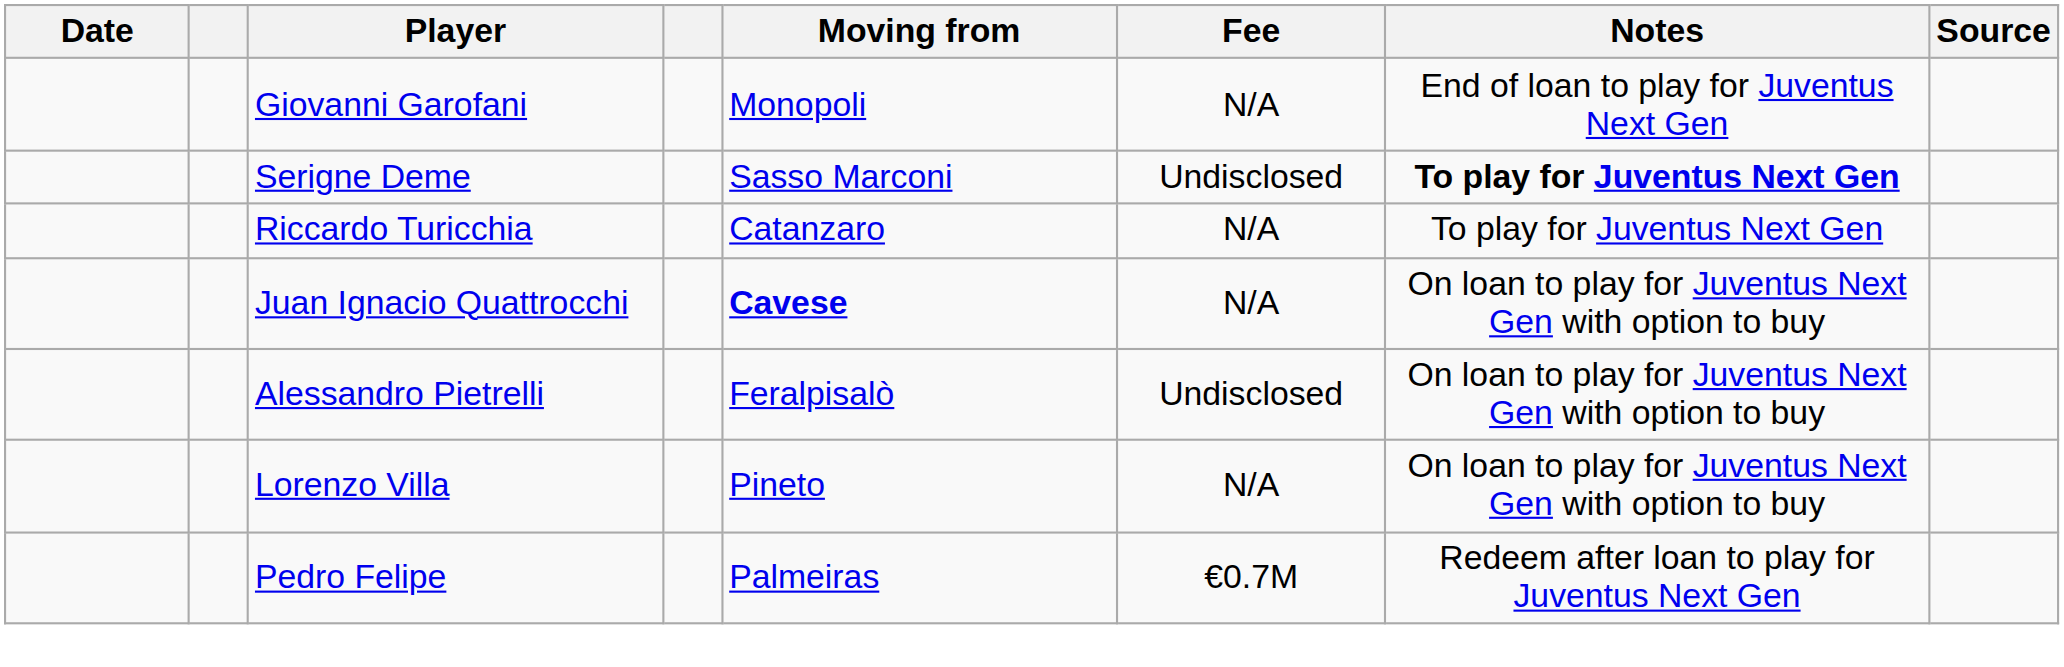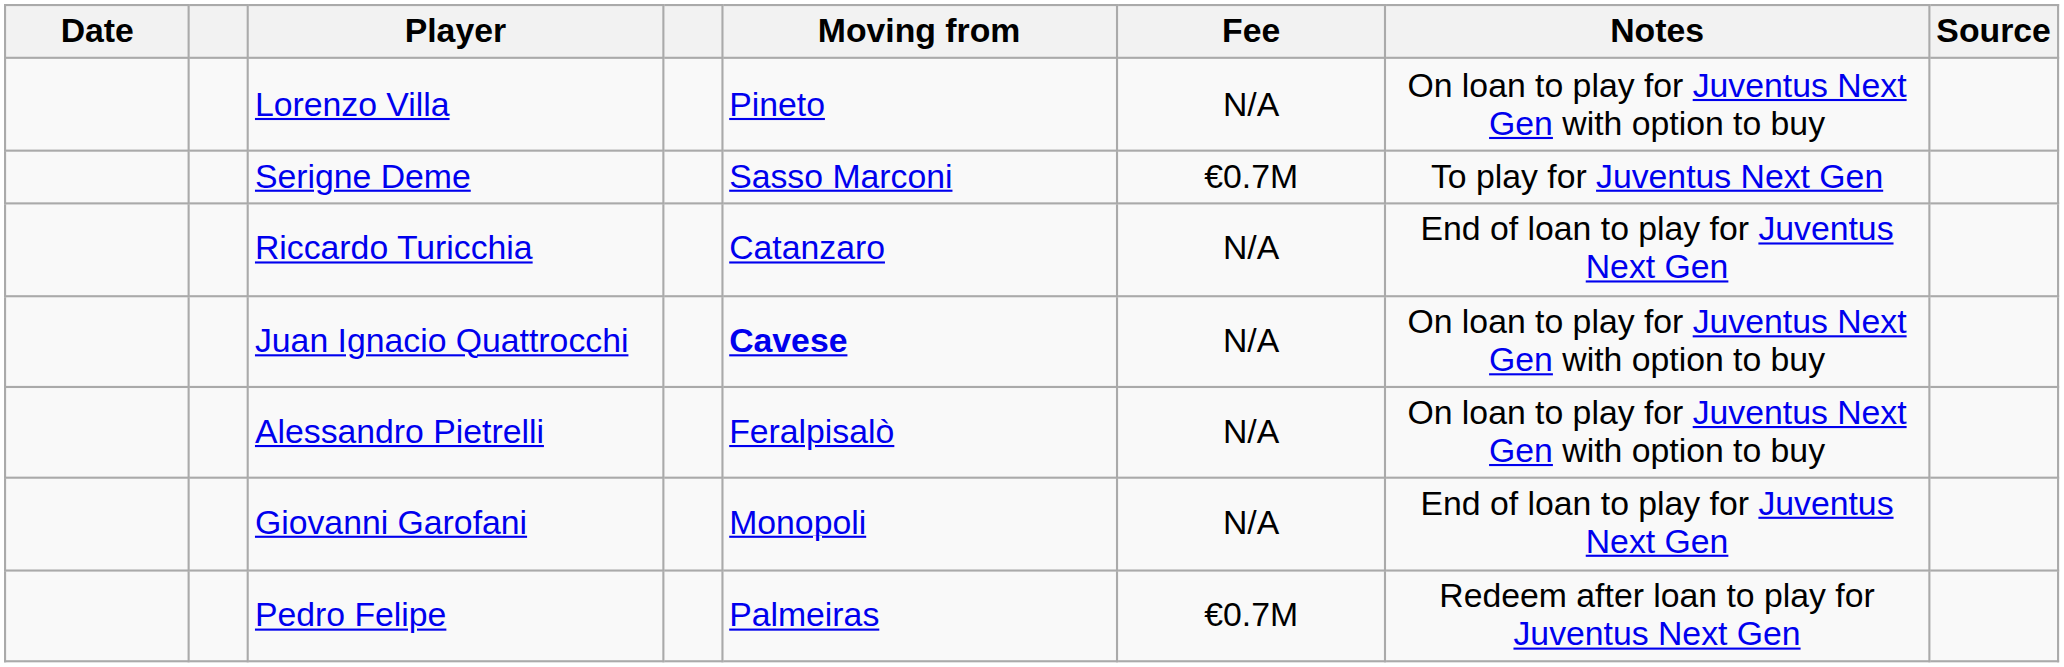rows swapped: (352, 485) <-> (391, 103)
(1251, 176) Undisclosed -> (1251, 176) €0.7M
(1657, 176) bold -> (1657, 176) normal
(1657, 229) To play for Juventus Next Gen -> (1657, 248) End of loan to play for Juventus Next Gen
(1251, 393) Undisclosed -> (1251, 431) N/A
